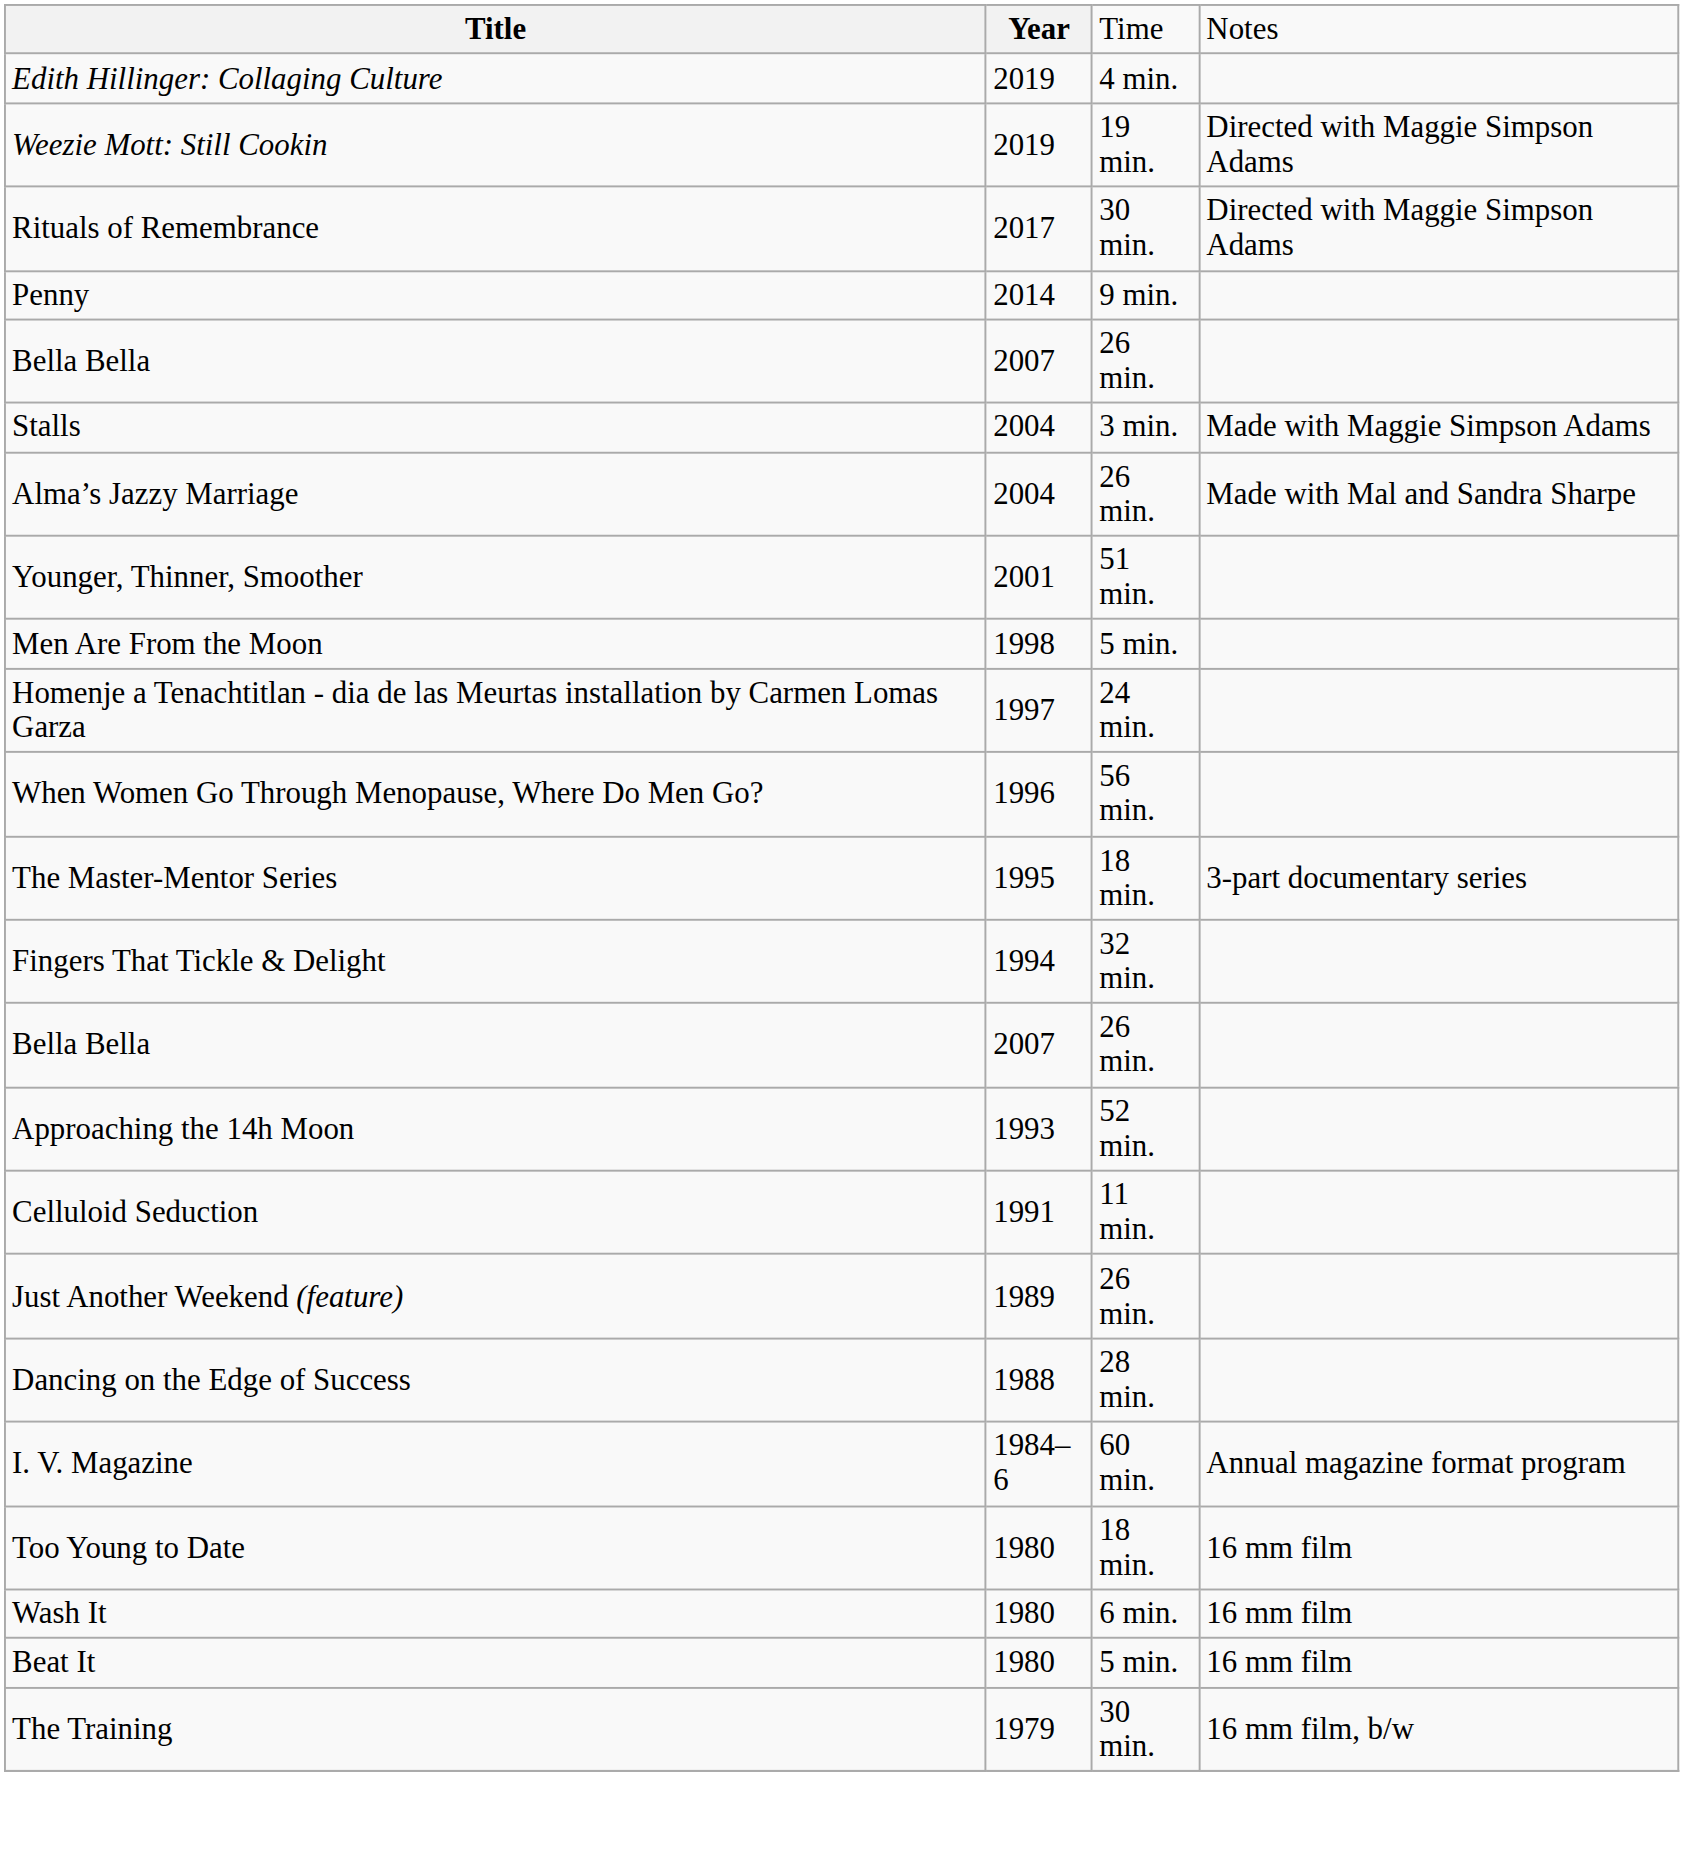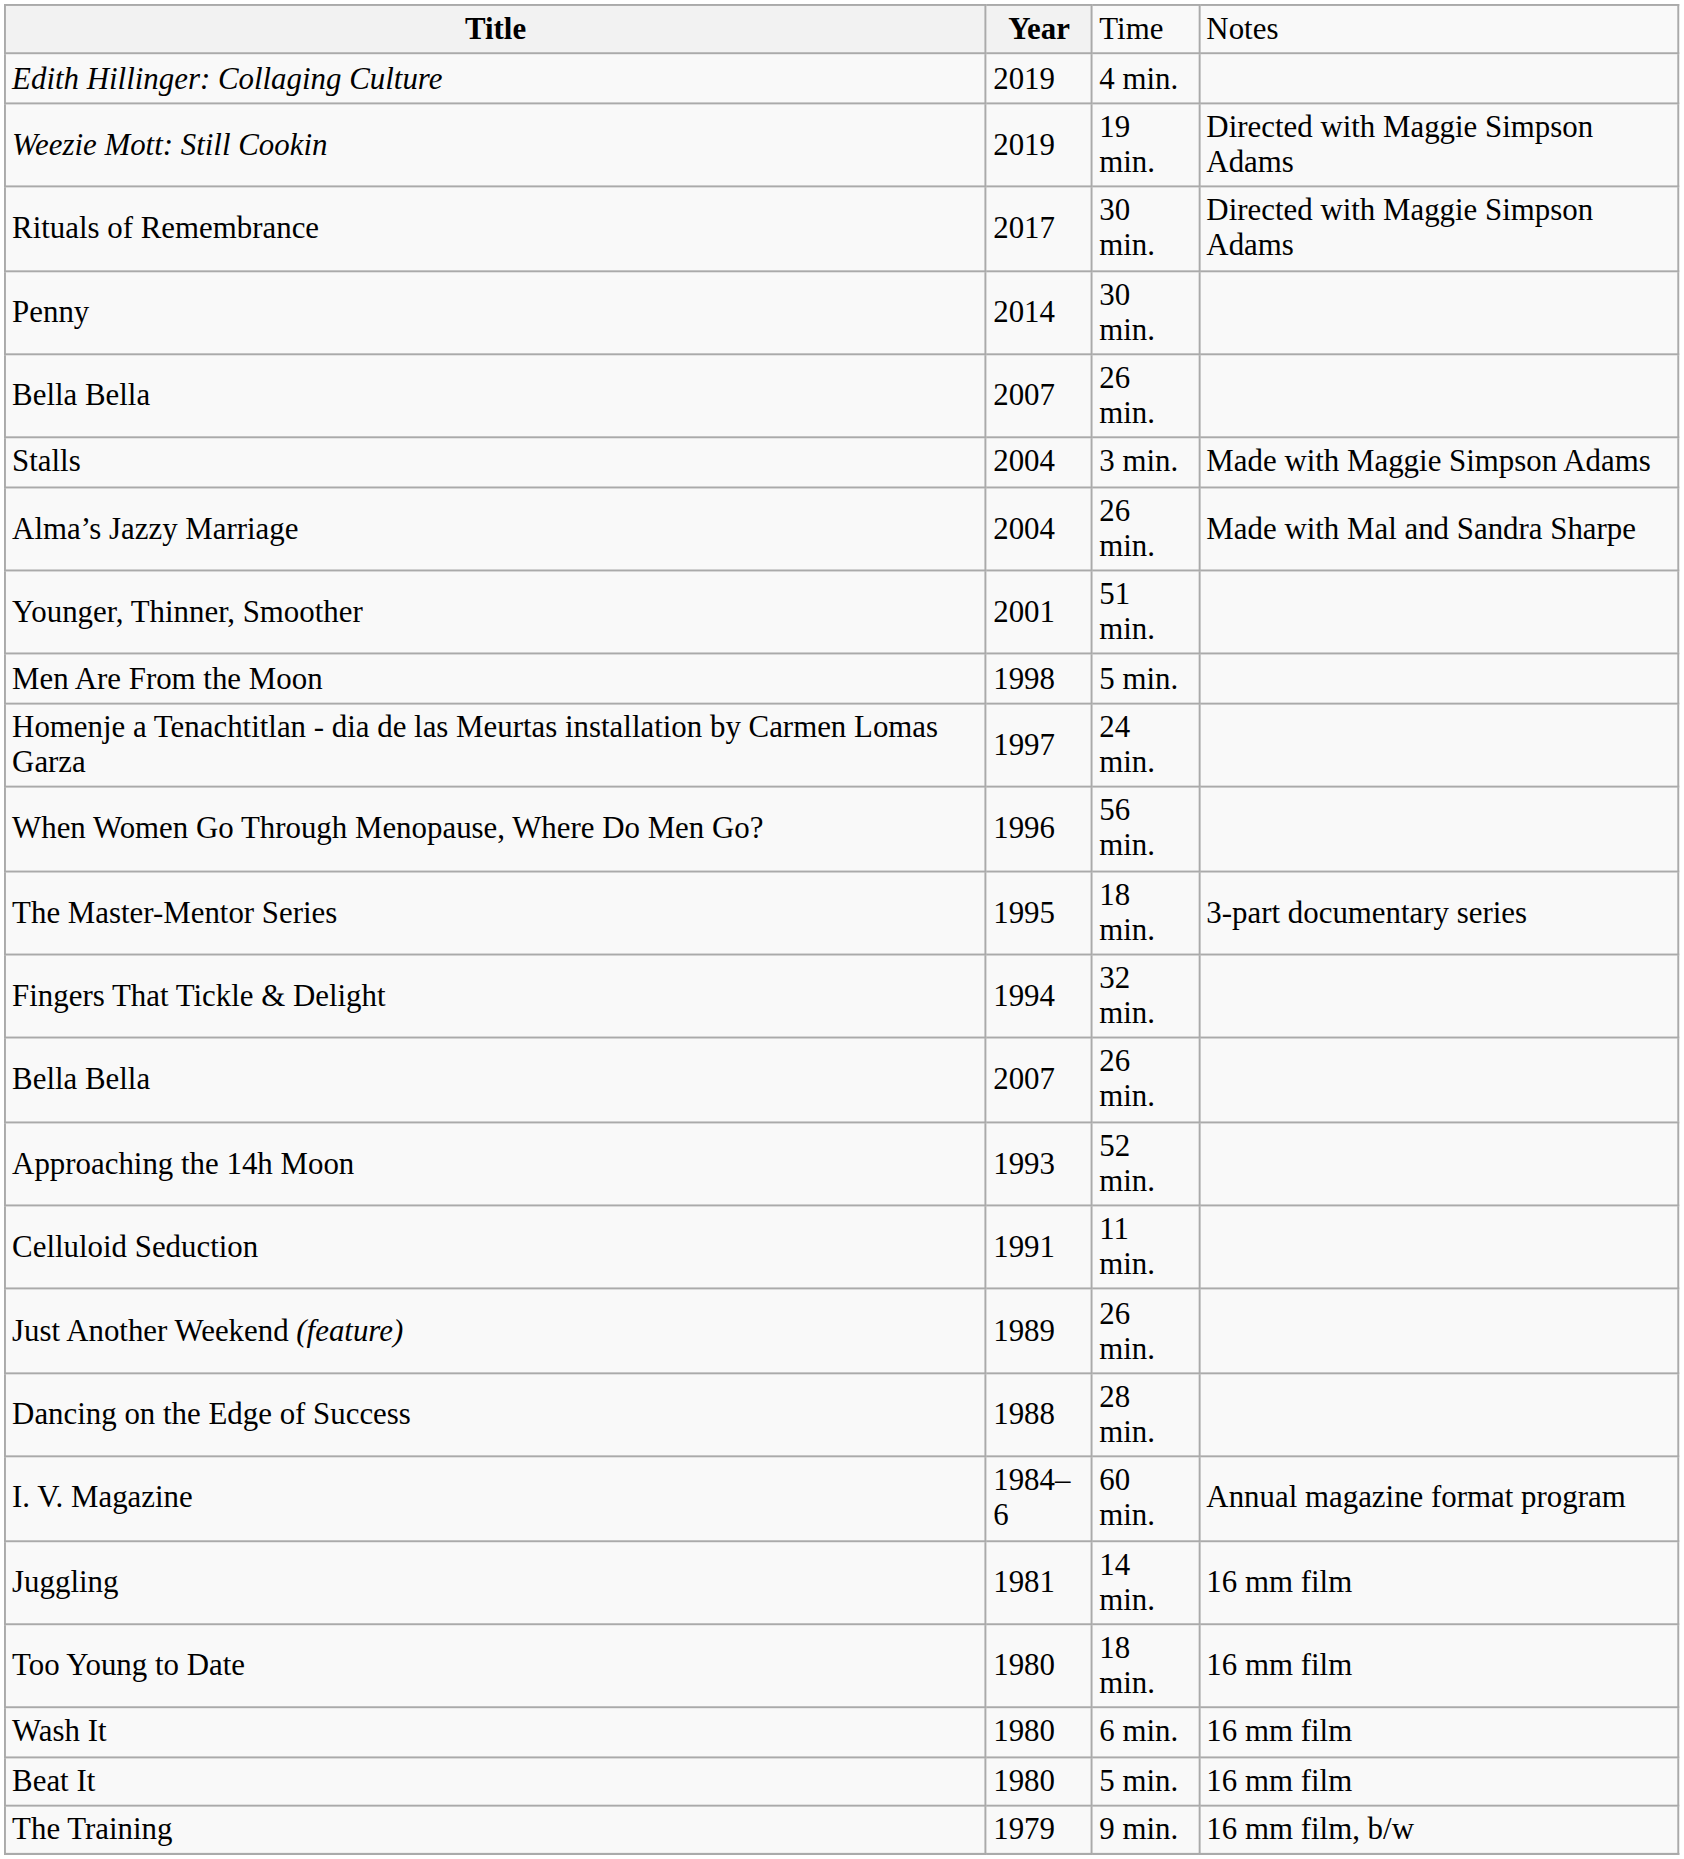(1139, 294) 9 min. -> (1127, 311) 30 min.
+ row: (65, 1581)
(1127, 1728) 30 min. -> (1139, 1829) 9 min.
